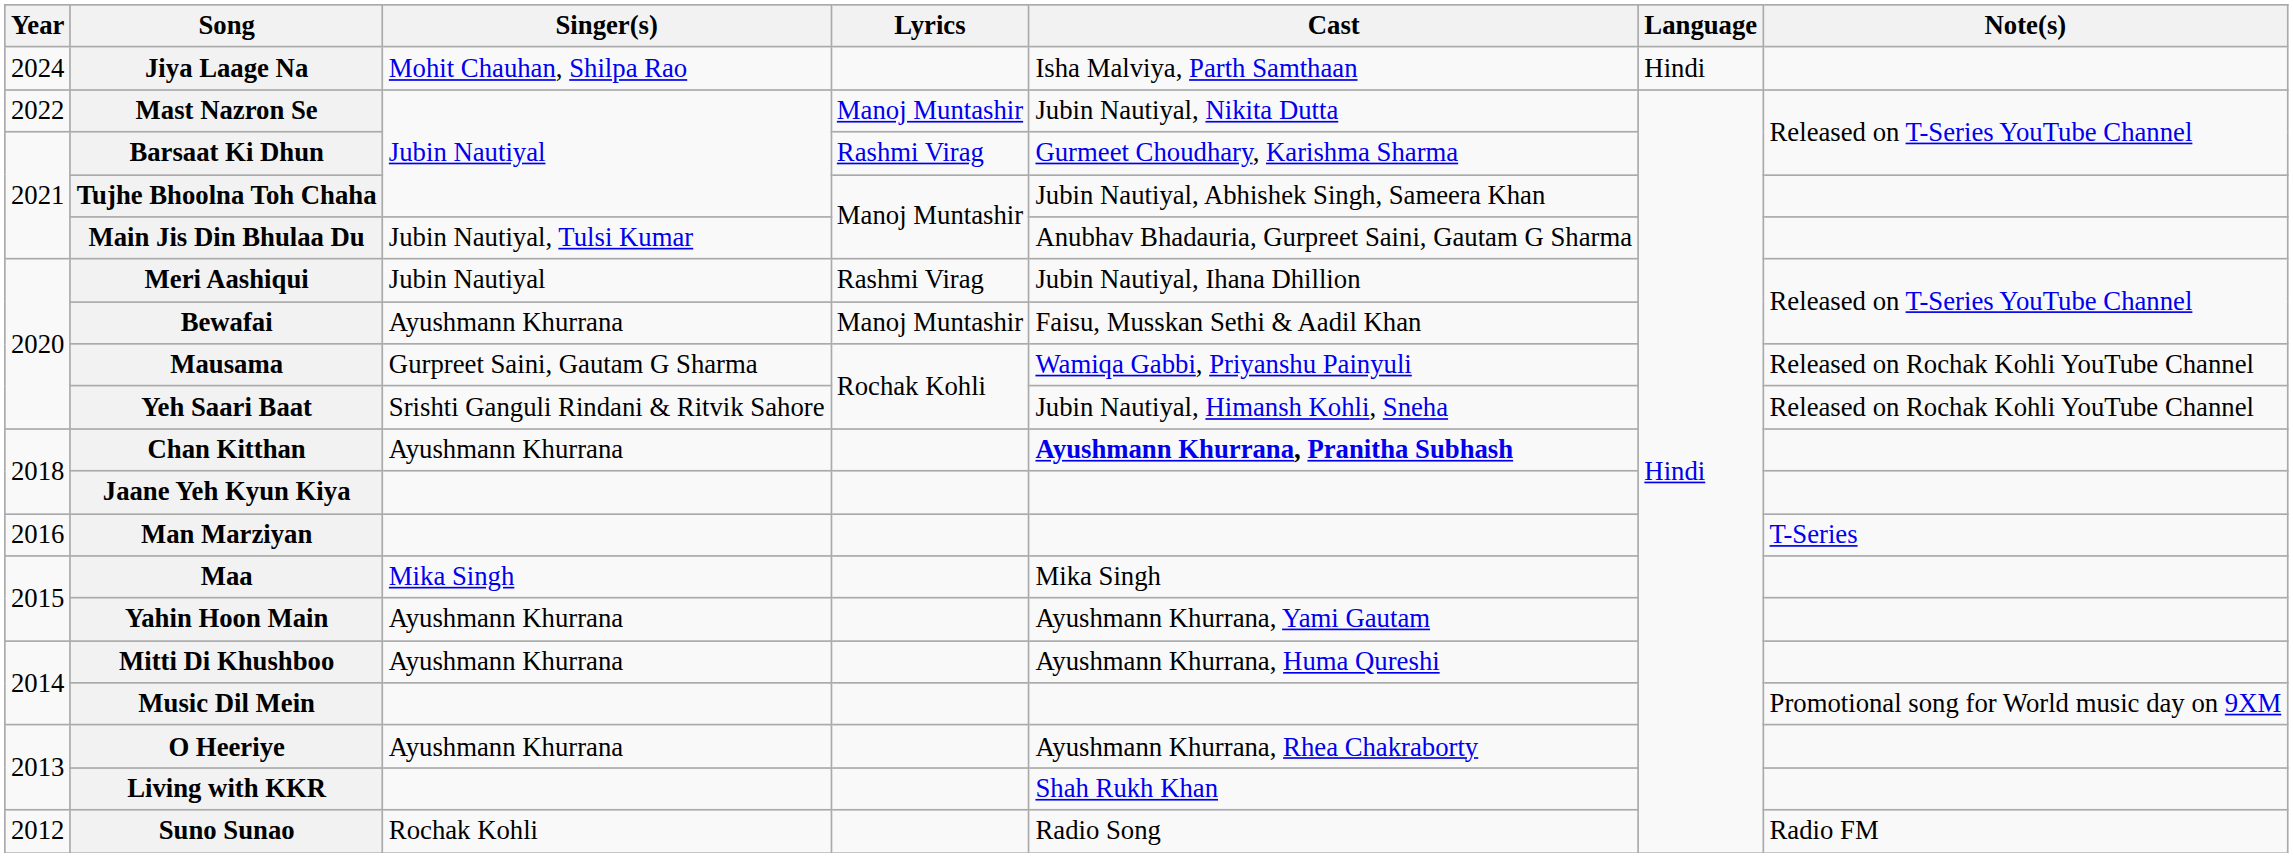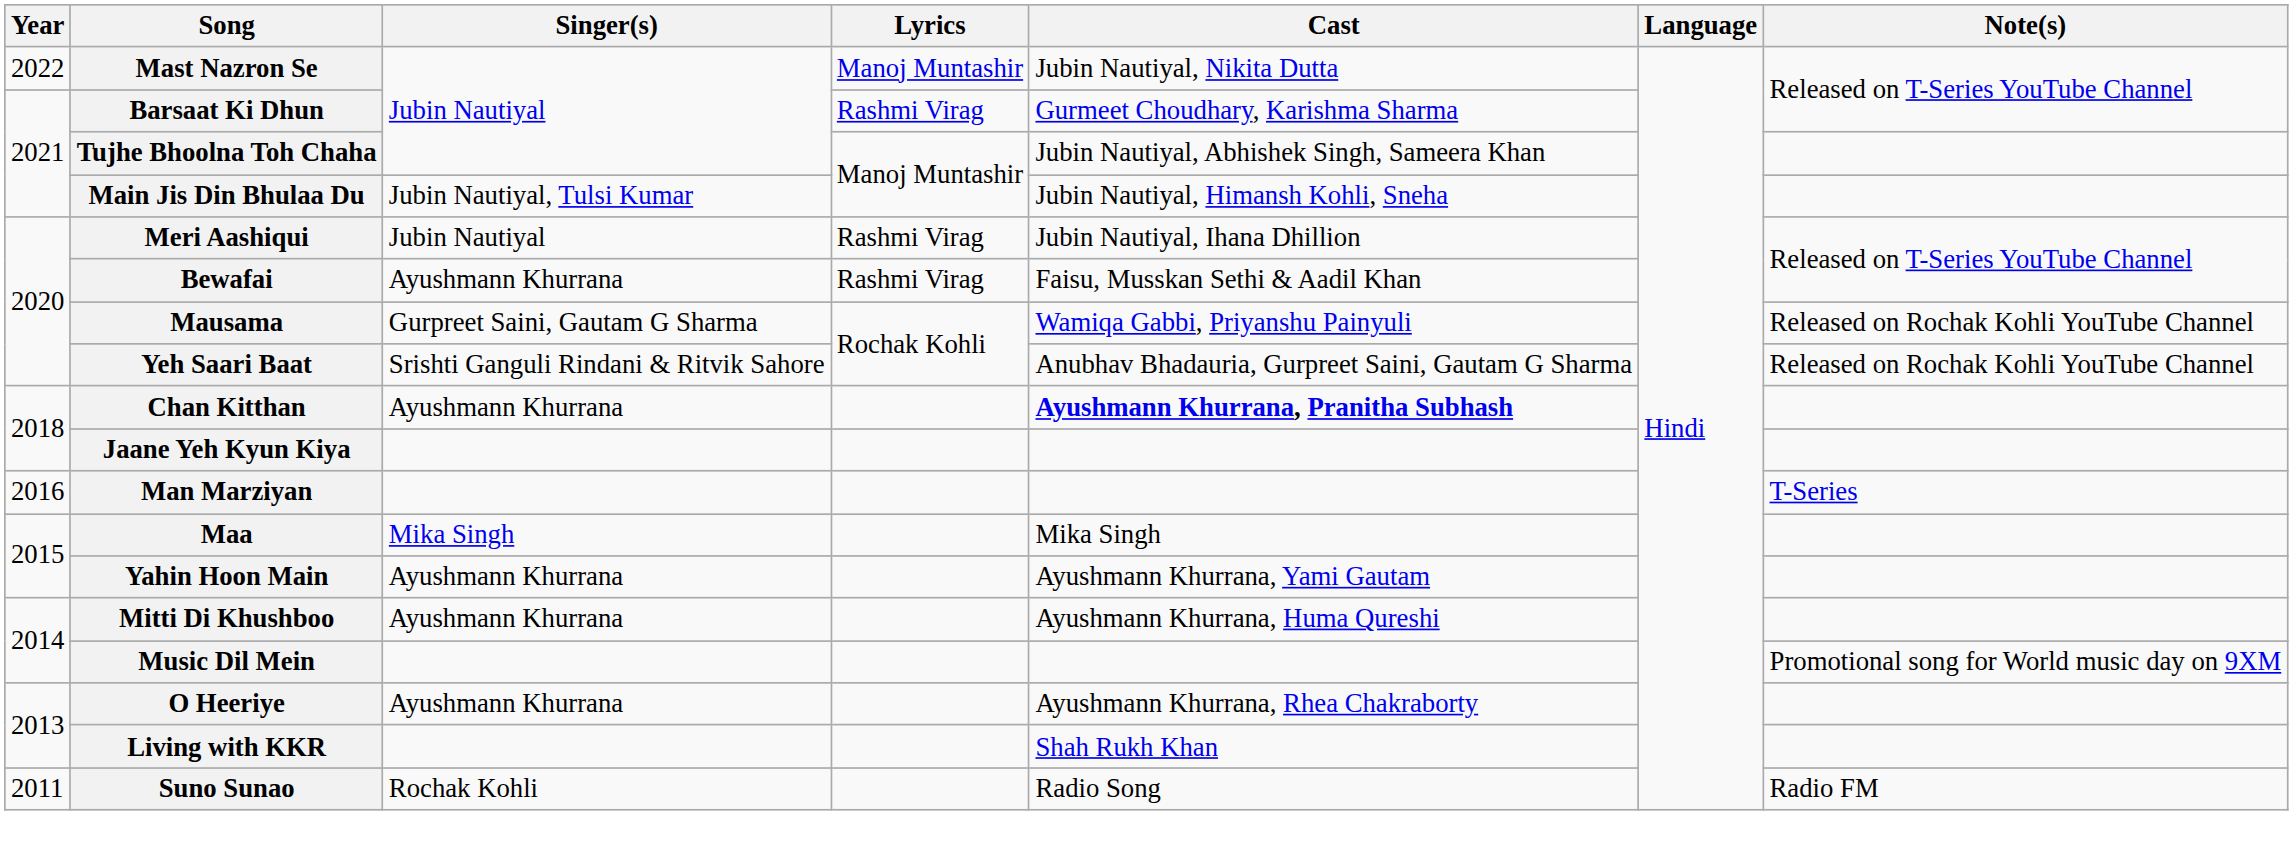- row: (227, 68)
(1334, 237) Anubhav Bhadauria, Gurpreet Saini, Gautam G Sharma -> (1242, 195) Jubin Nautiyal, Himansh Kohli, Sneha
(930, 322) Manoj Muntashir -> (910, 279) Rashmi Virag
(1242, 407) Jubin Nautiyal, Himansh Kohli, Sneha -> (1334, 364) Anubhav Bhadauria, Gurpreet Saini, Gautam G Sharma
(38, 830) 2012 -> (37, 788) 2011
